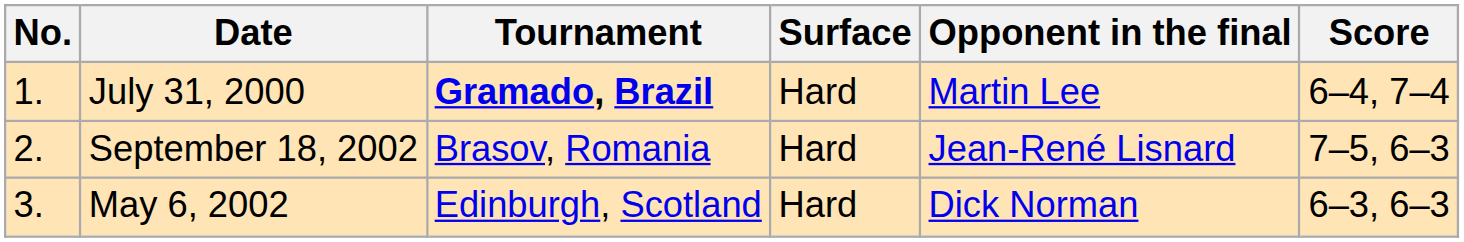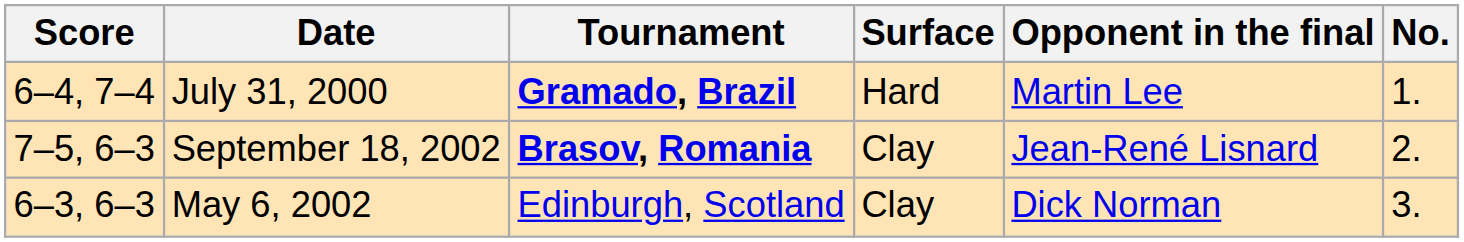columns swapped: (43, 33) <-> (1379, 33)
(573, 148) normal -> (665, 148) bold
(818, 148) Hard -> (898, 148) Clay
(818, 206) Hard -> (898, 206) Clay
